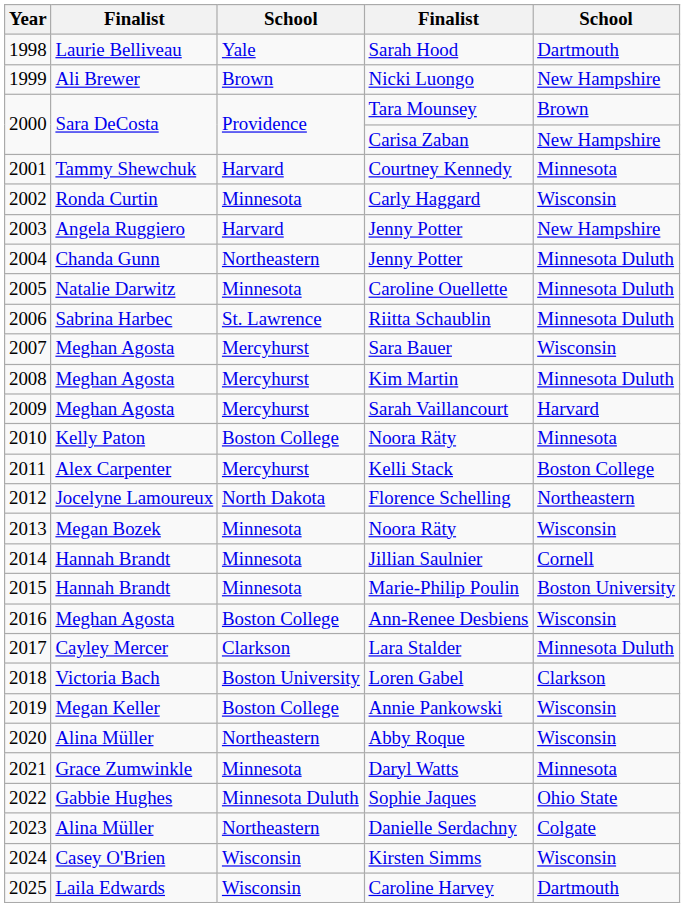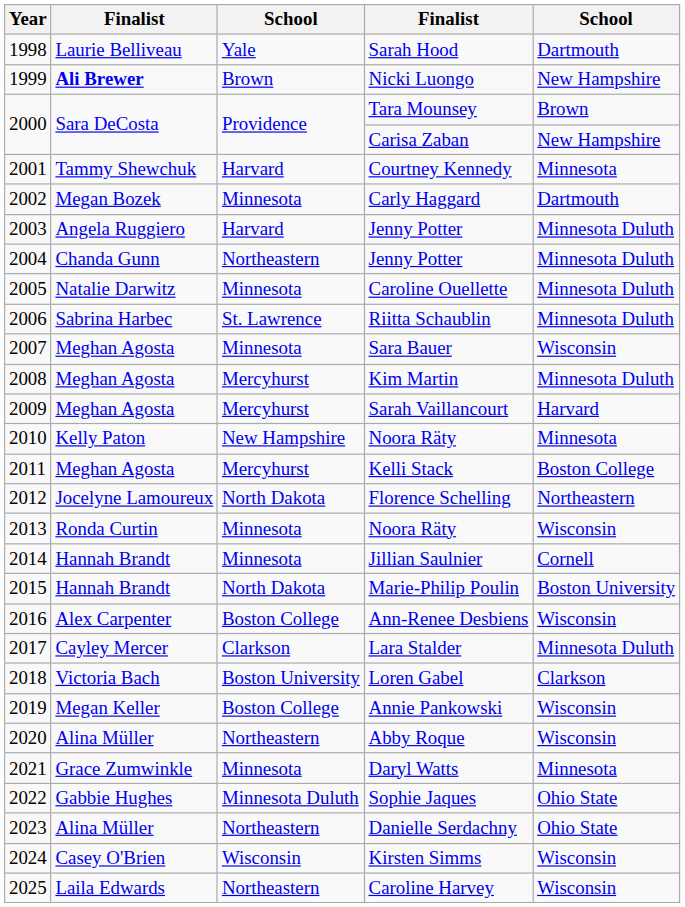(98, 79) normal -> (100, 79) bold
(107, 199) Ronda Curtin -> (108, 199) Megan Bozek
(577, 199) Wisconsin -> (578, 199) Dartmouth
(599, 229) New Hampshire -> (606, 229) Minnesota Duluth
(265, 348) Mercyhurst -> (262, 348) Minnesota
(280, 438) Boston College -> (284, 438) New Hampshire
(113, 468) Alex Carpenter -> (115, 468) Meghan Agosta
(108, 528) Megan Bozek -> (107, 528) Ronda Curtin
(262, 588) Minnesota -> (274, 588) North Dakota
(115, 618) Meghan Agosta -> (113, 618) Alex Carpenter
(567, 827) Colgate -> (577, 827) Ohio State
(261, 887) Wisconsin -> (271, 887) Northeastern
(578, 887) Dartmouth -> (577, 887) Wisconsin
